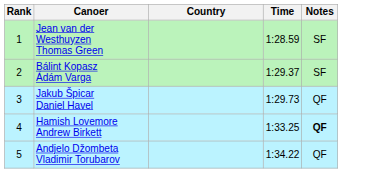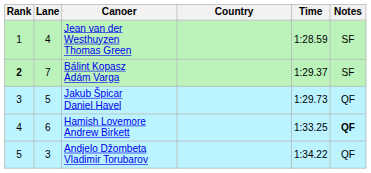+ column: (48, 12)
(19, 72) normal -> (19, 72) bold
